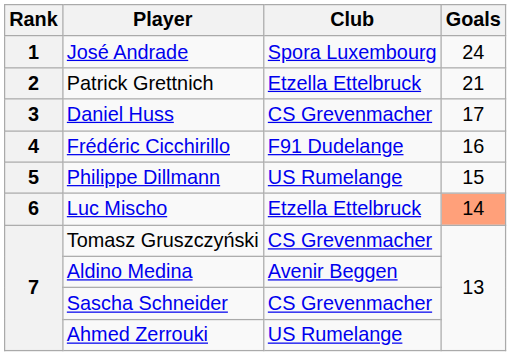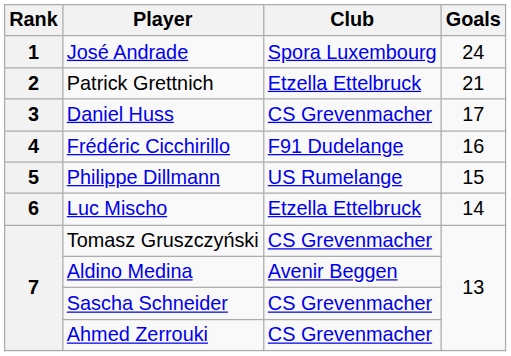(473, 209) lightsalmon background -> (473, 209) no background
(335, 334) US Rumelange -> (350, 334) CS Grevenmacher
